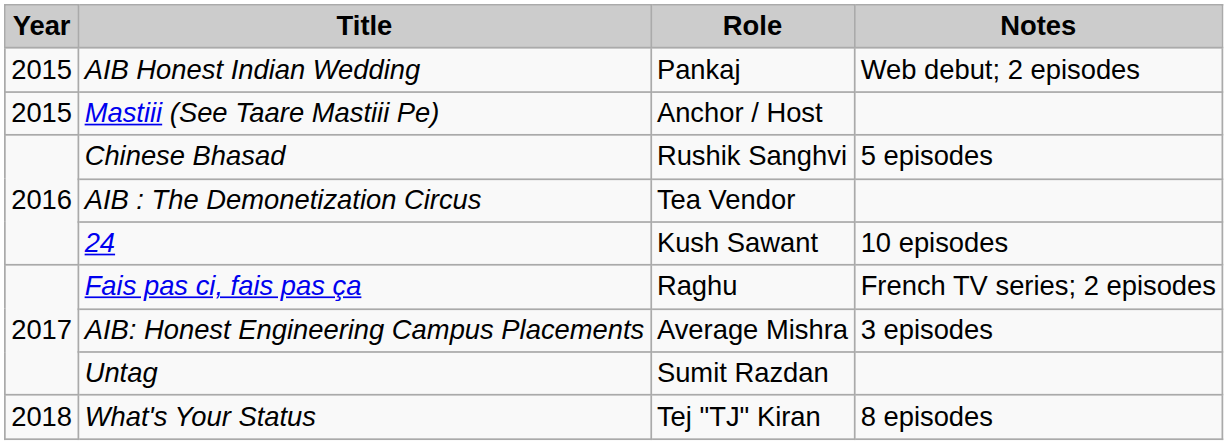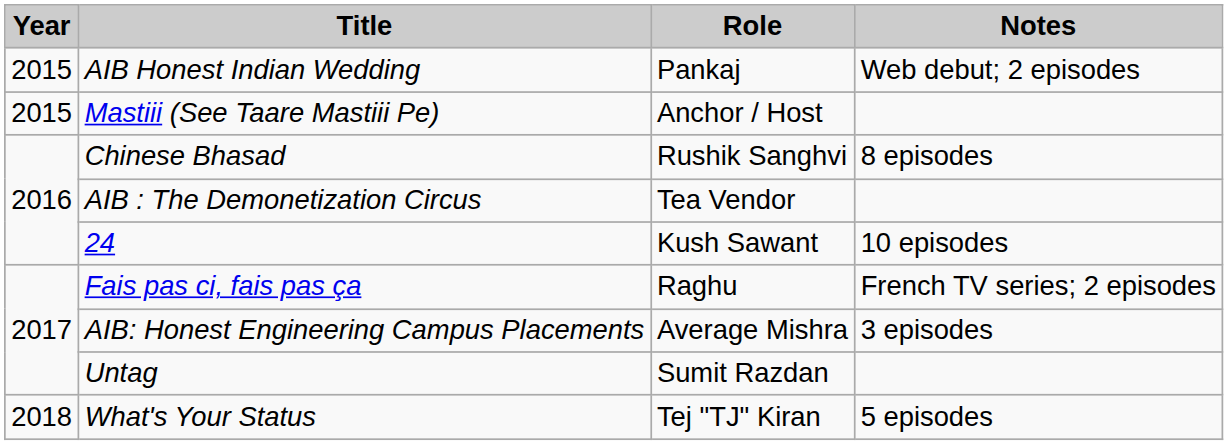(927, 156) 5 episodes -> (927, 156) 8 episodes
(927, 416) 8 episodes -> (927, 416) 5 episodes
